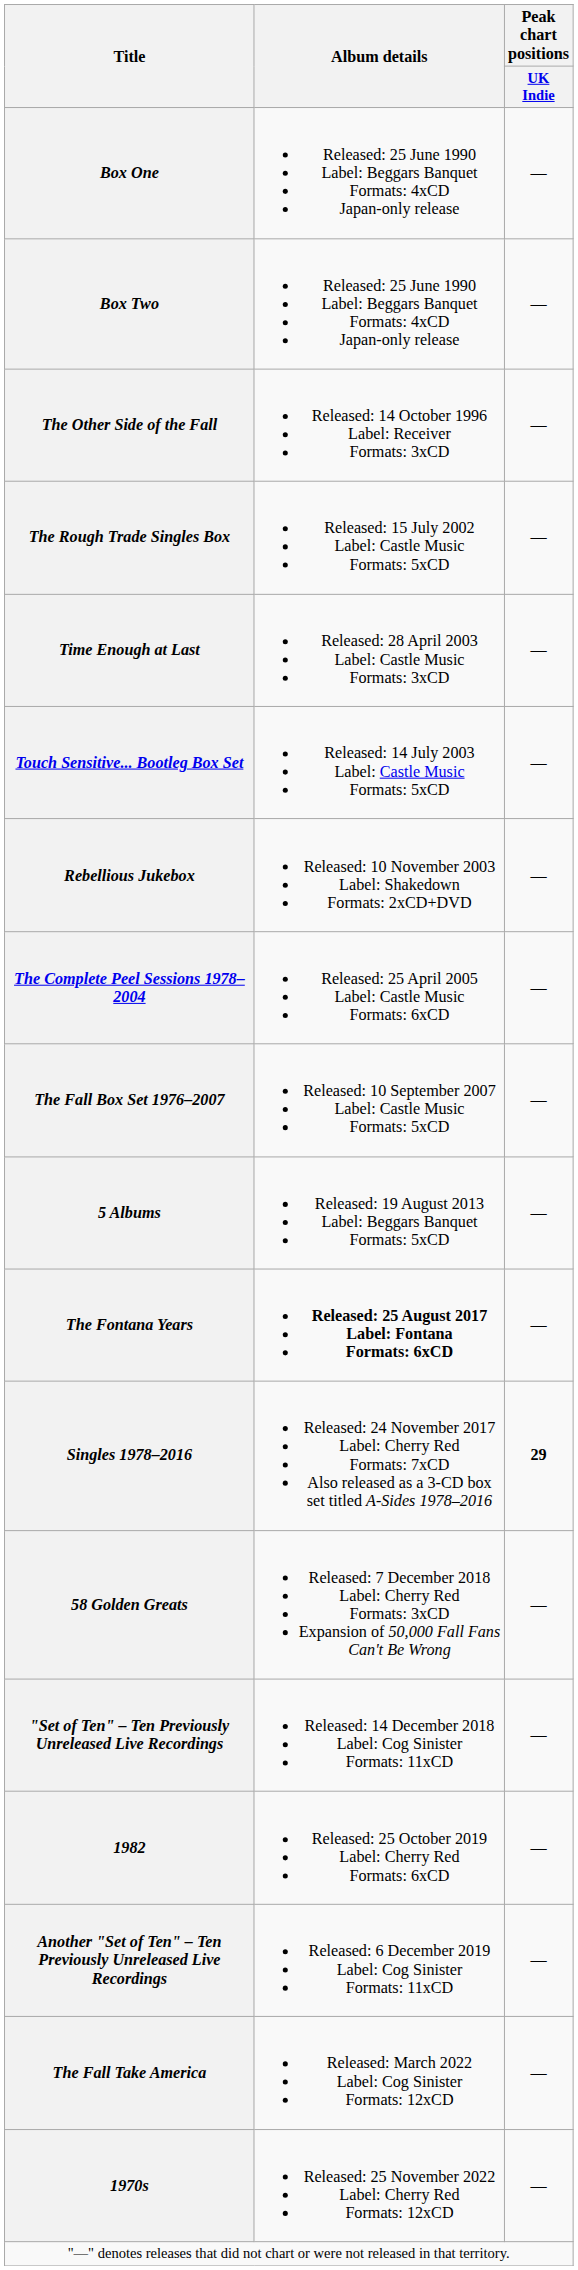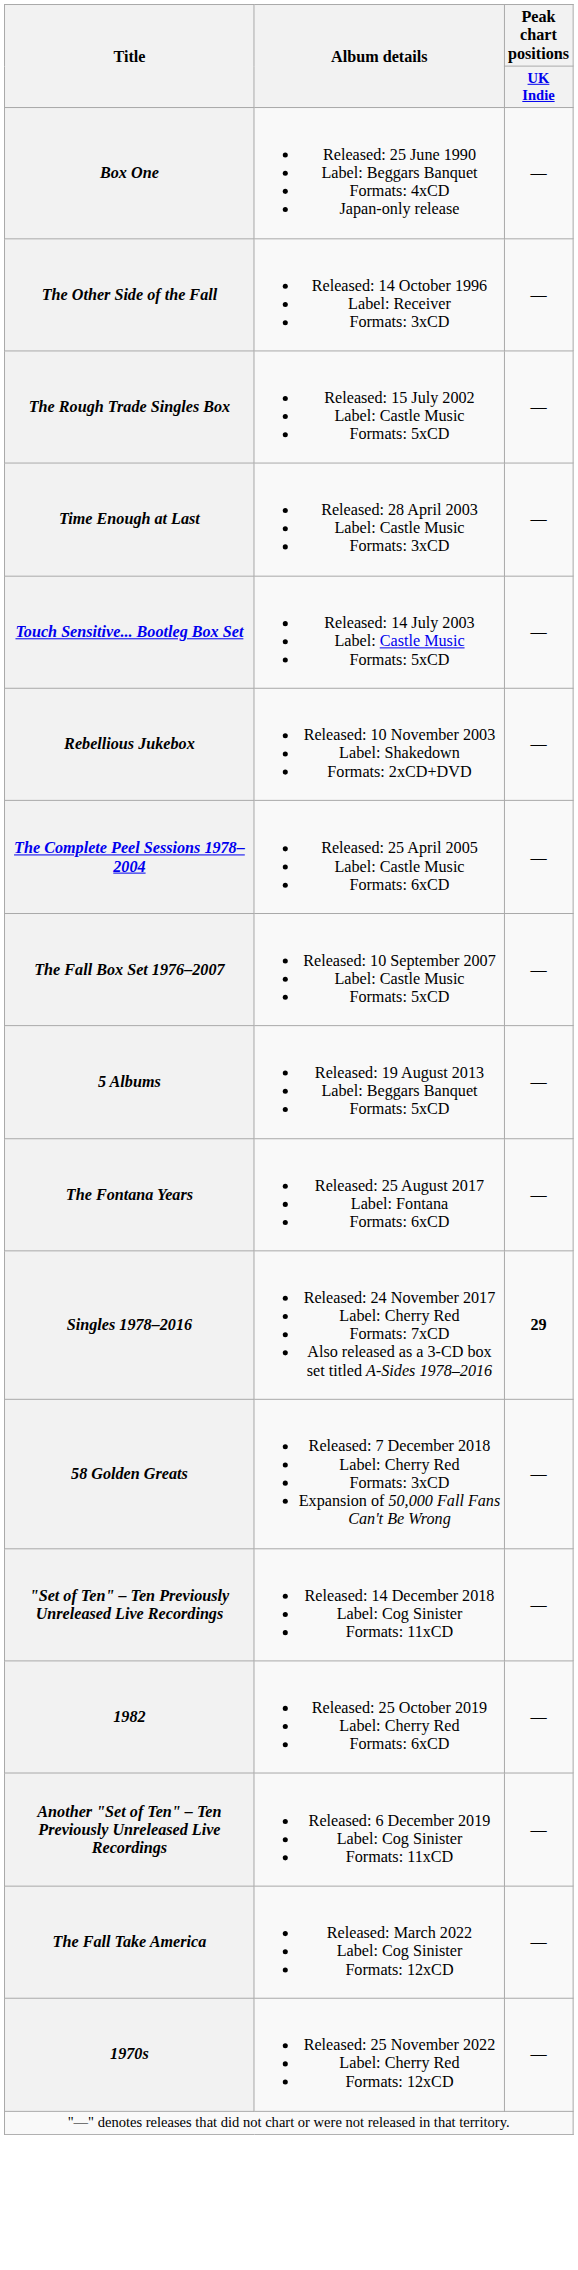- row: (129, 303)
(379, 1334) bold -> (379, 1204) normal
